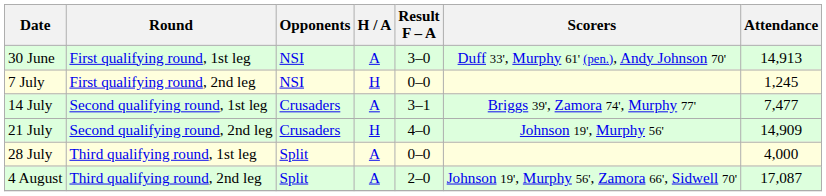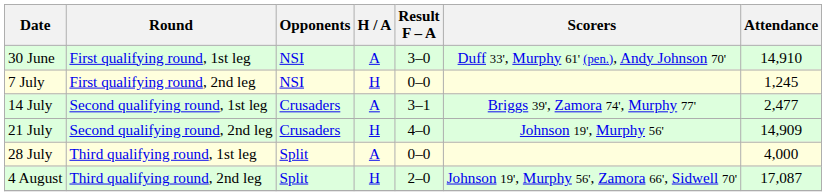(781, 57) 14,913 -> (781, 57) 14,910
(781, 105) 7,477 -> (781, 105) 2,477
(374, 178) A -> (374, 178) H
